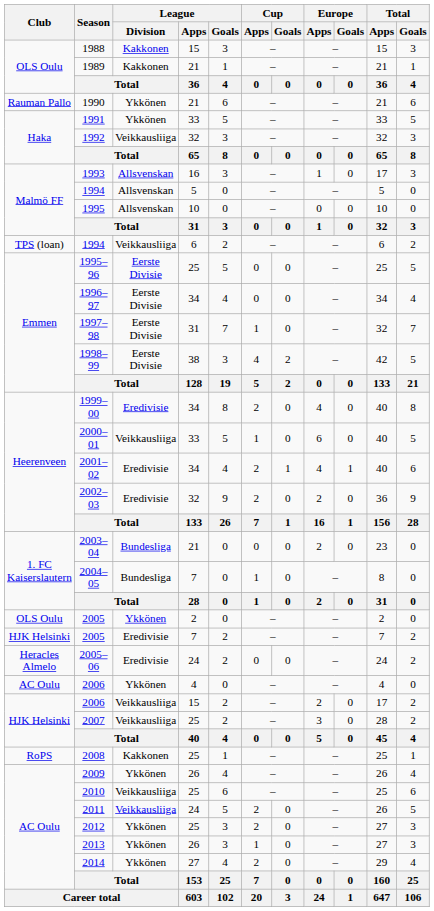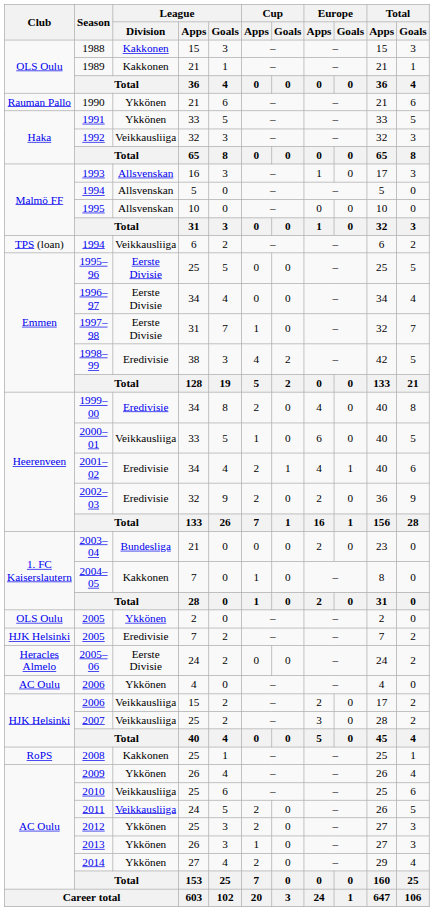(146, 359) Eerste Divisie -> (146, 359) Eredivisie
(146, 577) Bundesliga -> (146, 577) Kakkonen
(146, 660) Eredivisie -> (146, 660) Eerste Divisie
